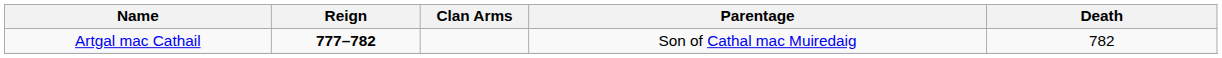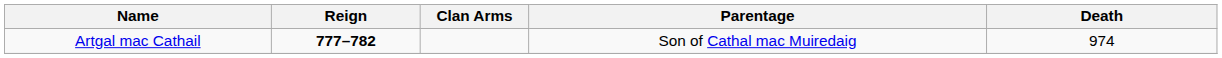(1102, 41) 782 -> (1102, 41) 974
